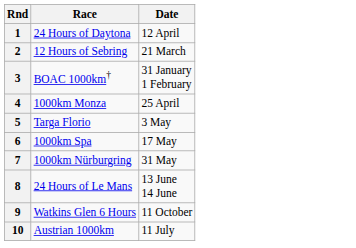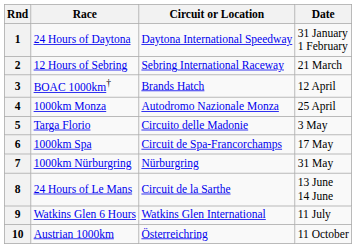+ column: (217, 14)
(160, 33) 12 April -> (323, 40) 31 January 1 February
(166, 78) 31 January 1 February -> (317, 86) 12 April
(167, 212) 11 October -> (314, 215) 11 July
(158, 231) 11 July -> (323, 234) 11 October
